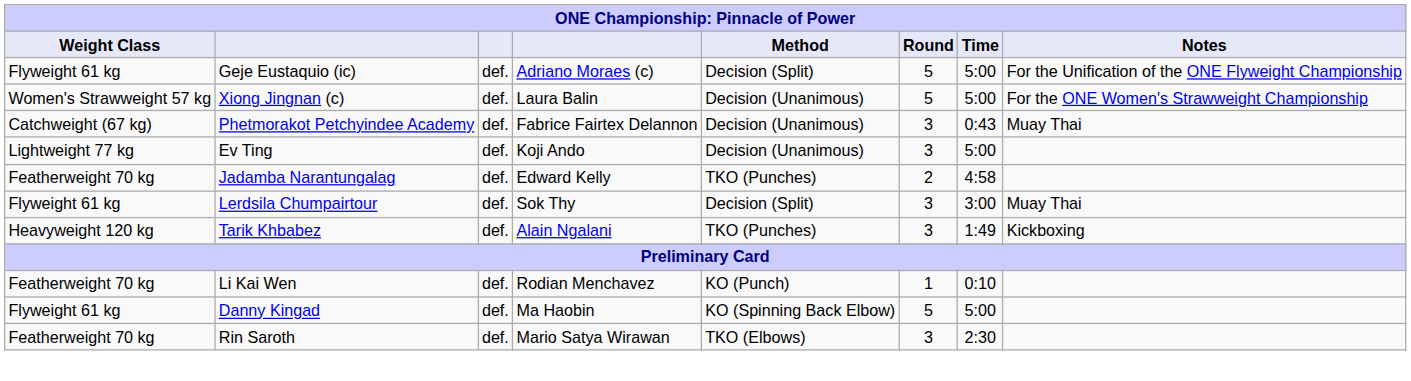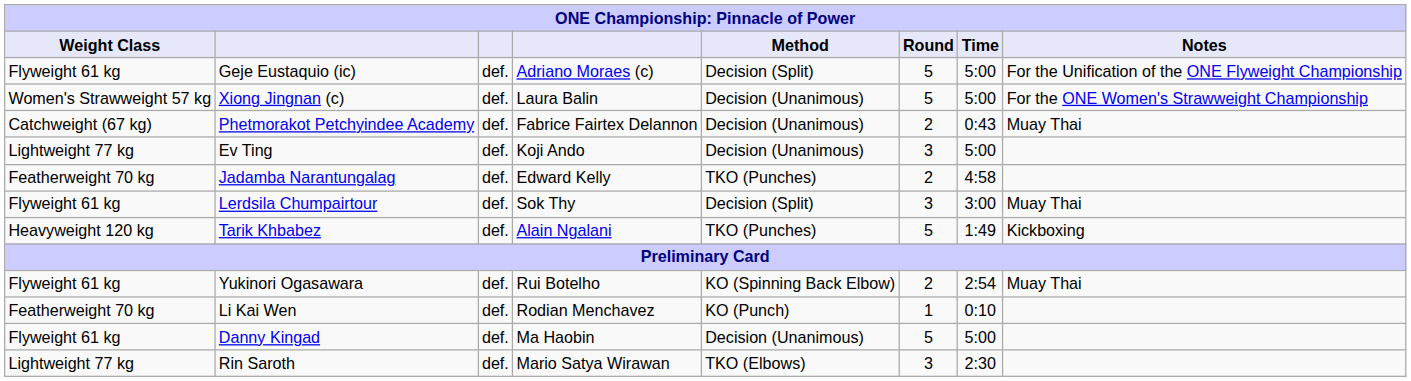(928, 124) 3 -> (928, 124) 2
(928, 230) 3 -> (928, 230) 5
+ row: (291, 283)
(800, 310) KO (Spinning Back Elbow) -> (785, 337) Decision (Unanimous)
(82, 337) Featherweight 70 kg -> (71, 363) Lightweight 77 kg
